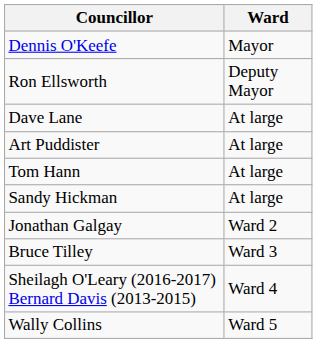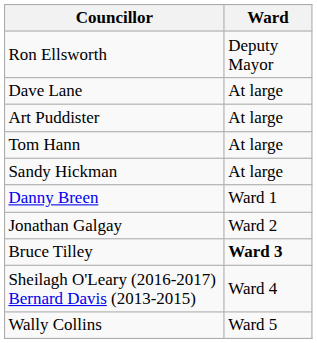- row: (62, 44)
+ row: (53, 198)
(253, 252) normal -> (255, 252) bold
